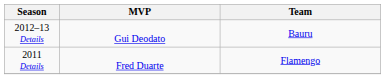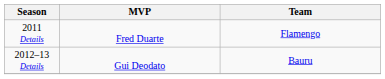rows swapped: (32, 60) <-> (32, 33)
